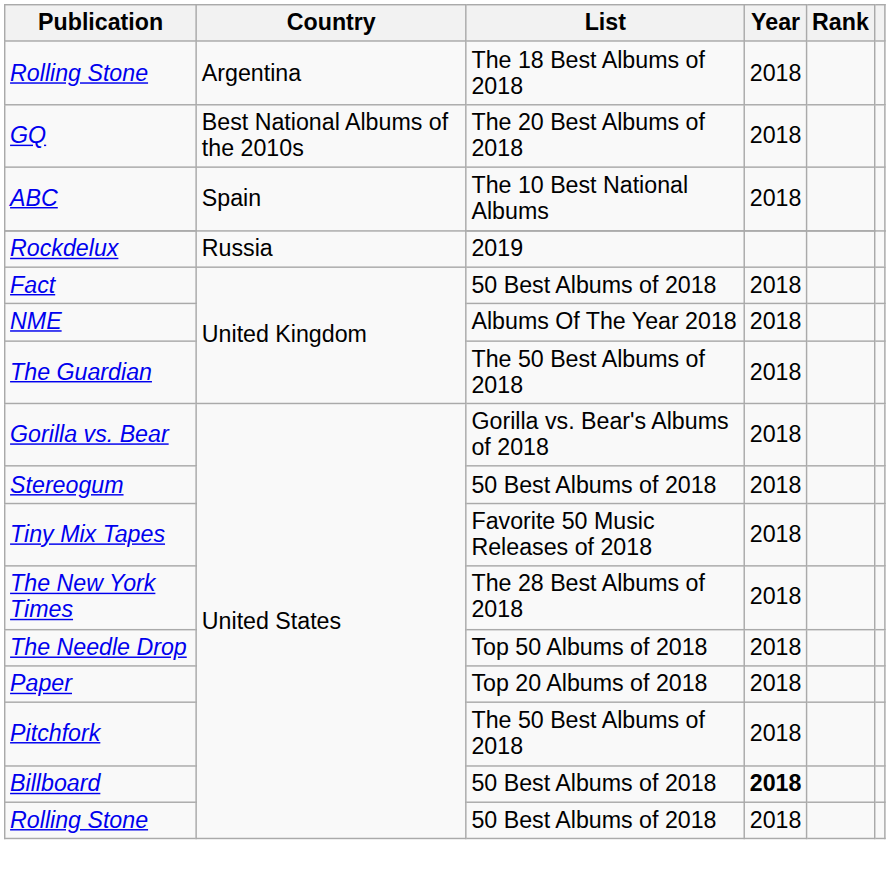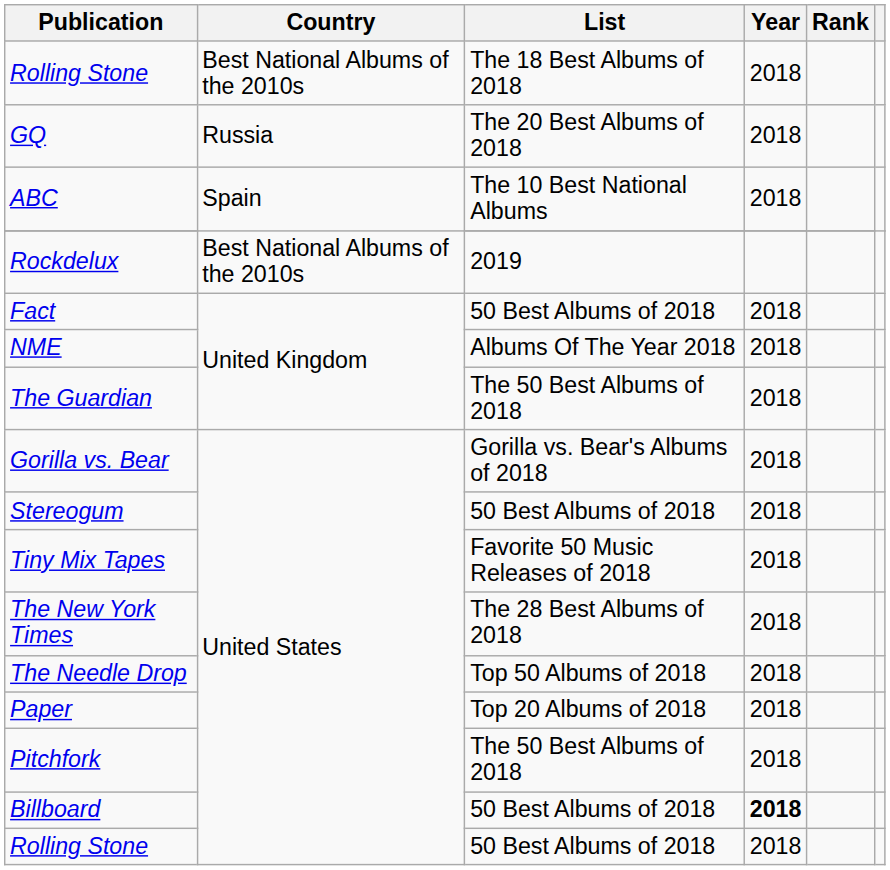(251, 72) Argentina -> (325, 72) Best National Albums of the 2010s
(325, 135) Best National Albums of the 2010s -> (238, 135) Russia
(237, 248) Russia -> (325, 261) Best National Albums of the 2010s
